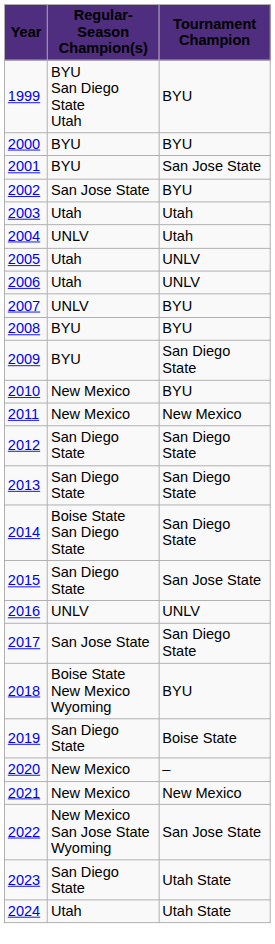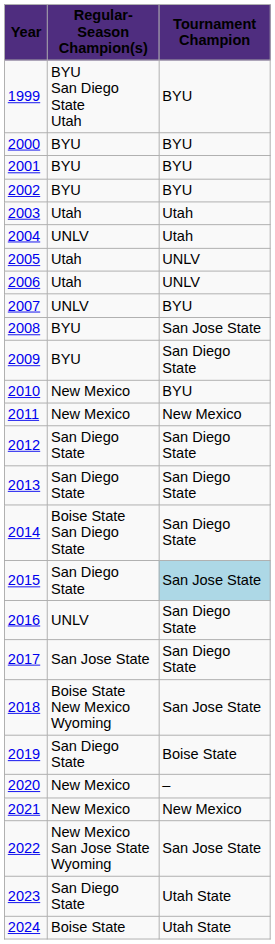(212, 167) San Jose State -> (177, 167) BYU
(100, 190) San Jose State -> (66, 190) BYU
(177, 328) BYU -> (212, 328) San Jose State
(212, 580) no background -> (212, 580) lightblue background
(181, 611) UNLV -> (196, 620) San Diego State
(177, 690) BYU -> (212, 707) San Jose State
(66, 911) Utah -> (88, 927) Boise State
